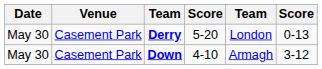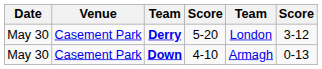(296, 34) 0-13 -> (296, 34) 3-12
(296, 54) 3-12 -> (296, 54) 0-13
